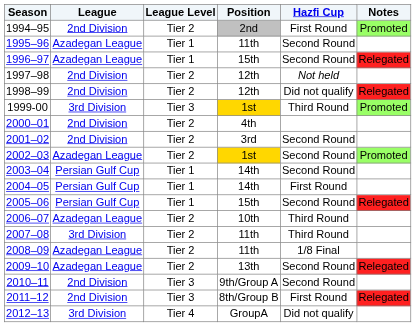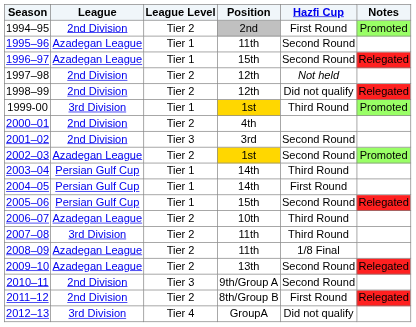(181, 107) Tier 3 -> (181, 107) Tier 1
(181, 139) Tier 2 -> (181, 139) Tier 3
(318, 171) Second Round -> (318, 171) Third Round
(181, 298) Tier 3 -> (181, 298) Tier 2
